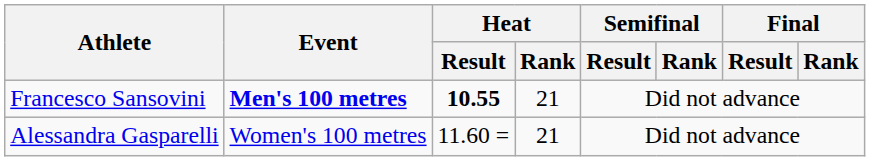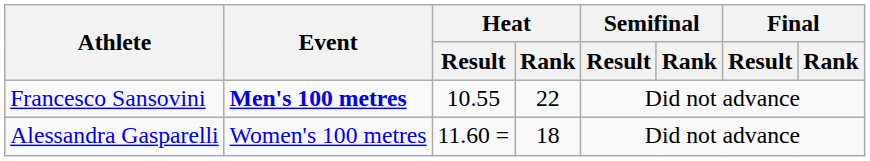(473, 98) bold -> (473, 98) normal
(548, 98) 21 -> (548, 98) 22
(548, 135) 21 -> (548, 135) 18
